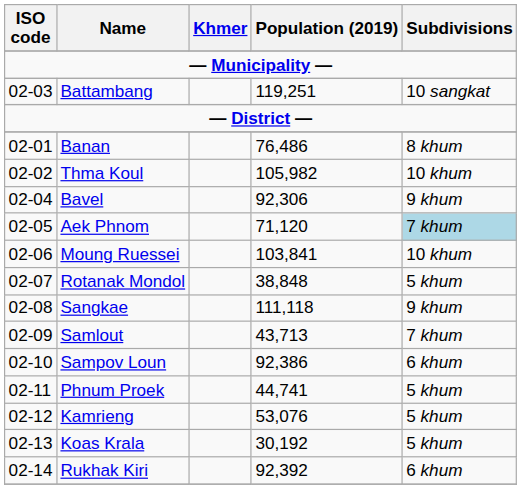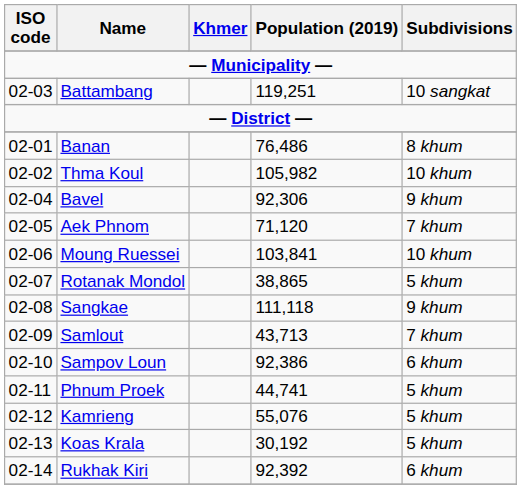(434, 227) lightblue background -> (434, 227) no background
(282, 281) 38,848 -> (282, 281) 38,865
(282, 417) 53,076 -> (282, 417) 55,076
